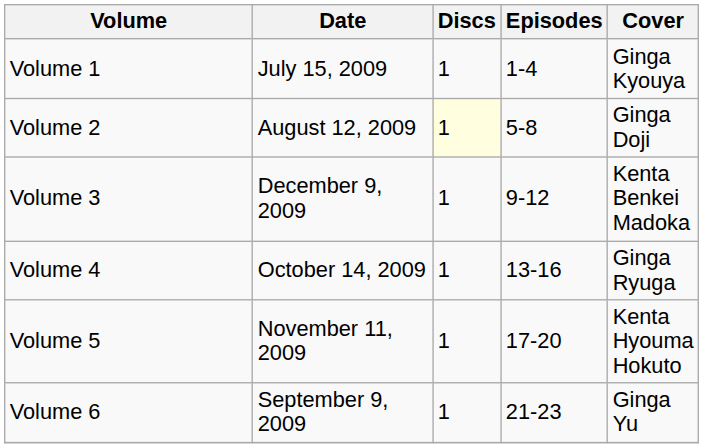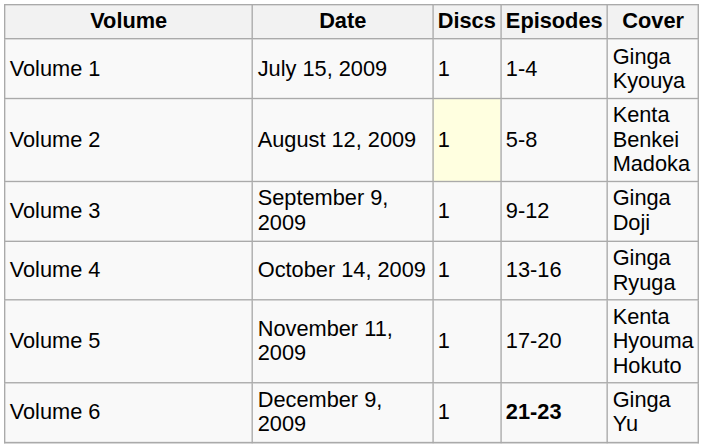(642, 127) Ginga Doji -> (651, 139) Kenta Benkei Madoka
(320, 198) December 9, 2009 -> (323, 210) September 9, 2009
(651, 198) Kenta Benkei Madoka -> (642, 210) Ginga Doji
(323, 412) September 9, 2009 -> (320, 412) December 9, 2009
(534, 412) normal -> (534, 412) bold
